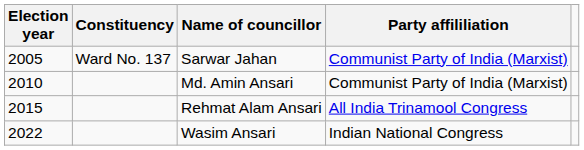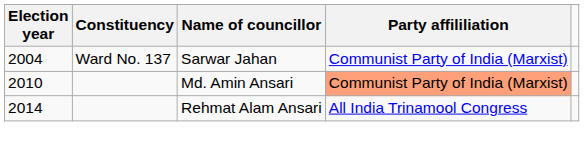(25, 58) 2005 -> (25, 58) 2004
(448, 83) no background -> (448, 83) lightsalmon background
(25, 108) 2015 -> (25, 108) 2014
- row: (228, 132)
